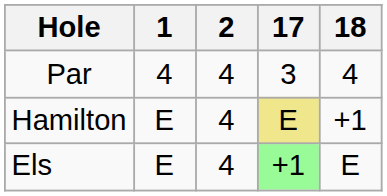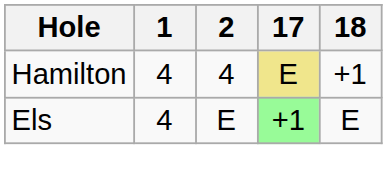- row: (69, 73)
(164, 119) E -> (164, 73) 4
(164, 166) E -> (164, 119) 4
(226, 166) 4 -> (226, 119) E
